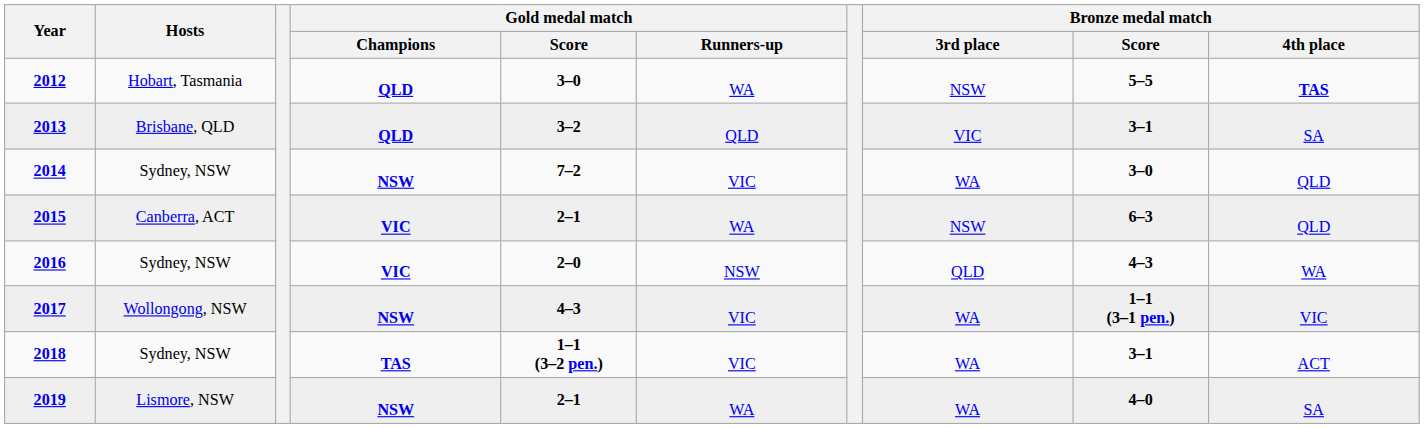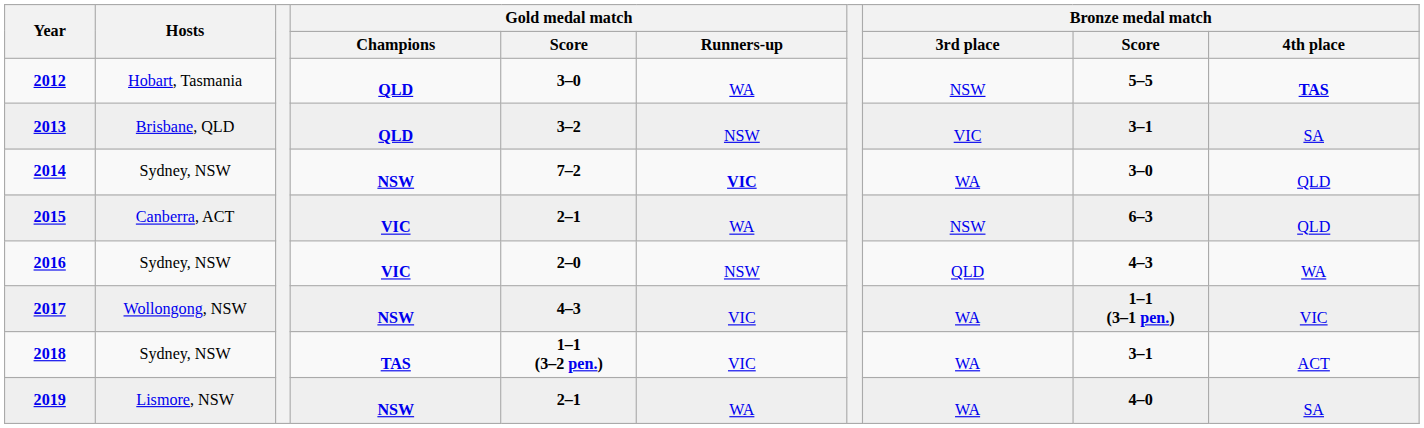(742, 136) QLD -> (742, 136) NSW
(742, 181) normal -> (742, 181) bold
